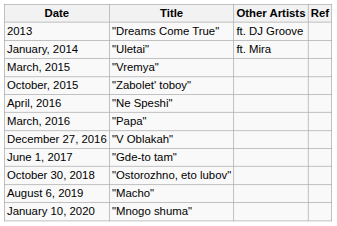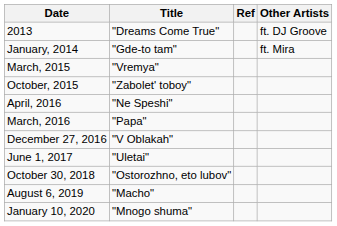columns swapped: (271, 13) <-> (320, 13)
(131, 49) "Uletai" -> (144, 49) "Gde-to tam"
(144, 157) "Gde-to tam" -> (131, 157) "Uletai"
